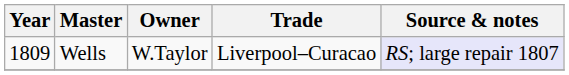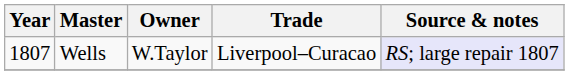(30, 53) 1809 -> (30, 53) 1807
